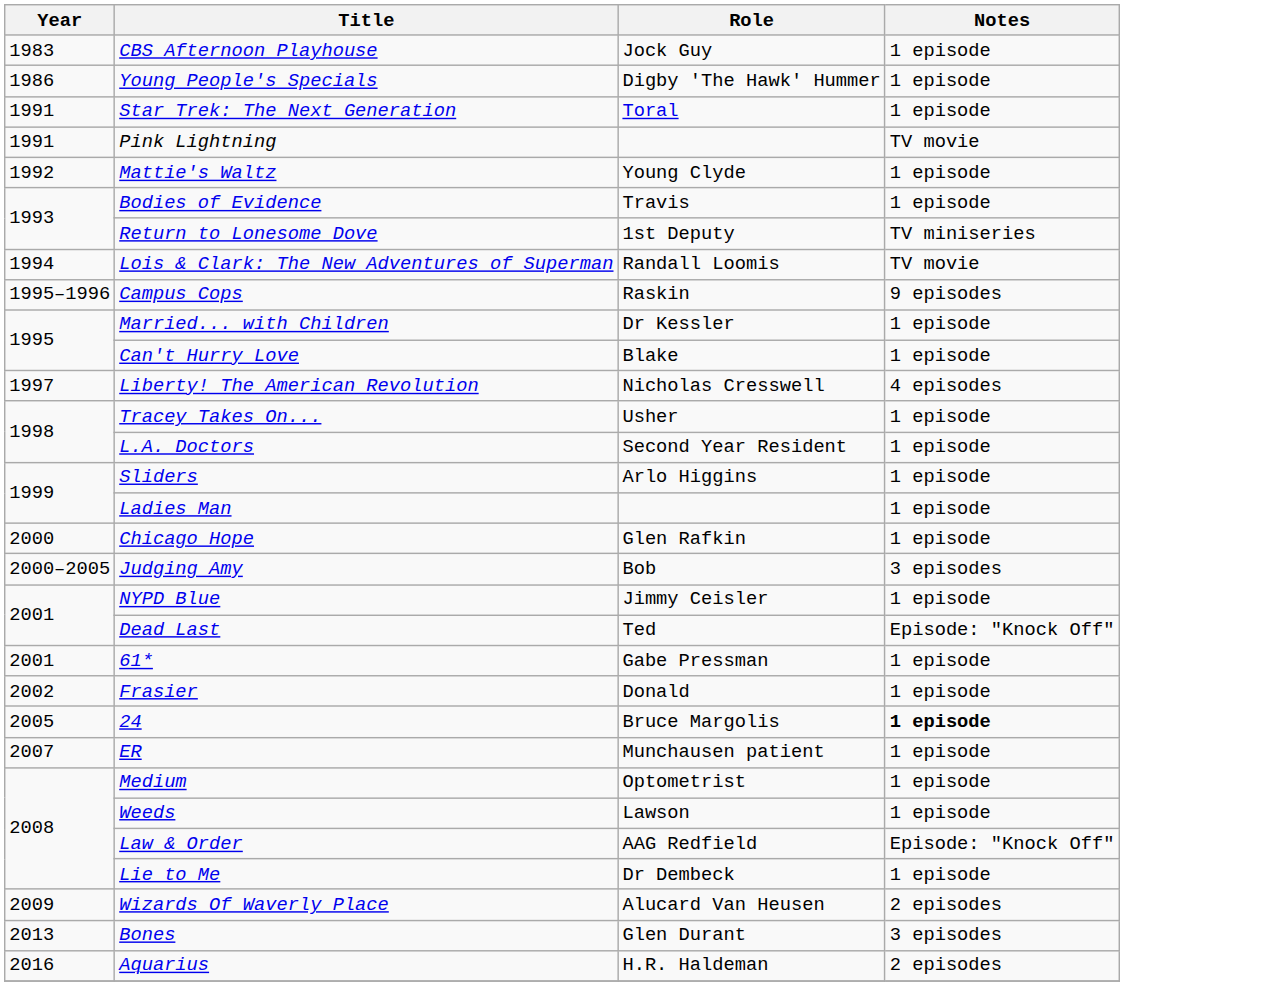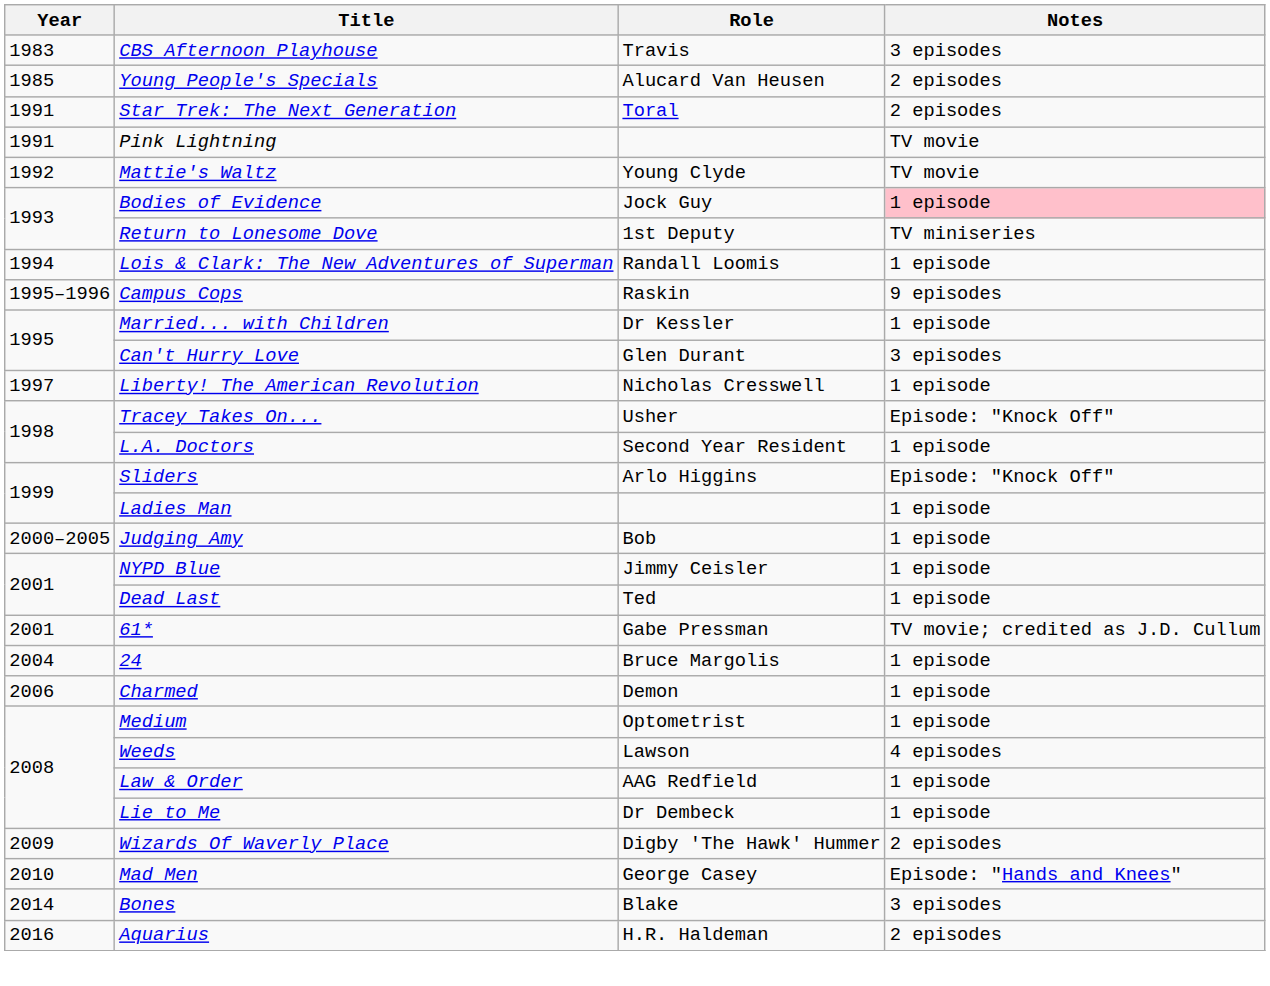(667, 50) Jock Guy -> (656, 50) Travis
(940, 50) 1 episode -> (946, 50) 3 episodes
(32, 81) 1986 -> (32, 81) 1985
(752, 81) Digby 'The Hawk' Hummer -> (724, 81) Alucard Van Heusen
(940, 81) 1 episode -> (946, 81) 2 episodes
(940, 112) 1 episode -> (946, 112) 2 episodes
(940, 173) 1 episode -> (935, 173) TV movie
(656, 203) Travis -> (667, 203) Jock Guy
(940, 203) no background -> (940, 203) pink background
(935, 264) TV movie -> (940, 264) 1 episode
(651, 356) Blake -> (684, 356) Glen Durant
(940, 356) 1 episode -> (946, 356) 3 episodes
(946, 386) 4 episodes -> (940, 386) 1 episode
(940, 417) 1 episode -> (1002, 417) Episode: "Knock Off"
(940, 478) 1 episode -> (1002, 478) Episode: "Knock Off"
- row: (187, 539)
(946, 569) 3 episodes -> (940, 539) 1 episode
(1002, 630) Episode: "Knock Off" -> (940, 600) 1 episode
(940, 661) 1 episode -> (1075, 630) TV movie; credited as J.D. Cullum
- row: (159, 691)
(32, 722) 2005 -> (32, 661) 2004
(940, 722) bold -> (940, 661) normal
+ row: (159, 691)
- row: (130, 752)
(940, 813) 1 episode -> (946, 752) 4 episodes
(1002, 844) Episode: "Knock Off" -> (940, 783) 1 episode
(724, 905) Alucard Van Heusen -> (752, 844) Digby 'The Hawk' Hummer
+ row: (159, 874)
(32, 935) 2013 -> (32, 905) 2014
(684, 935) Glen Durant -> (651, 905) Blake
